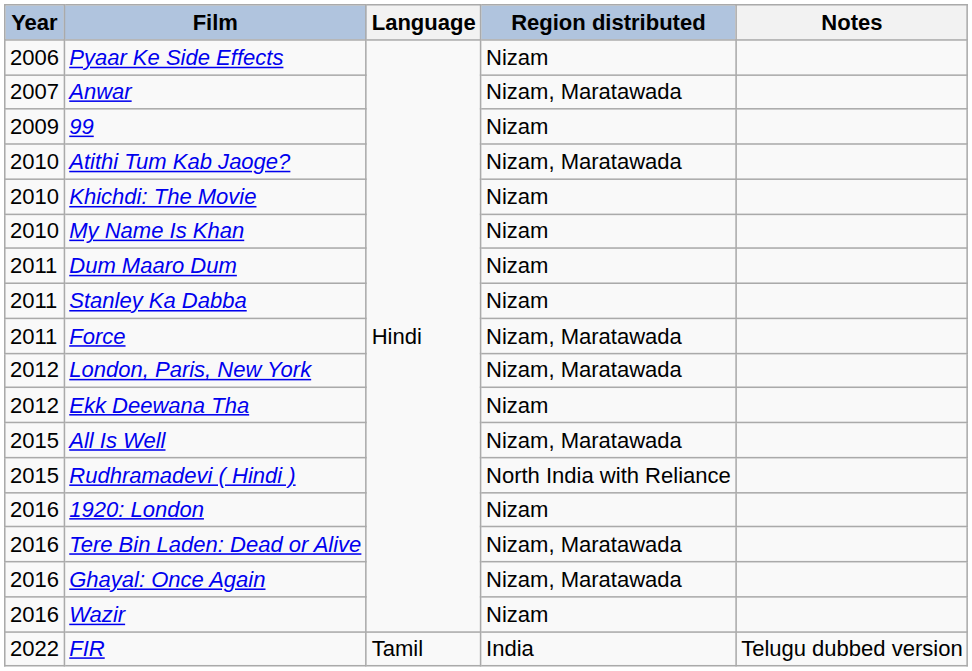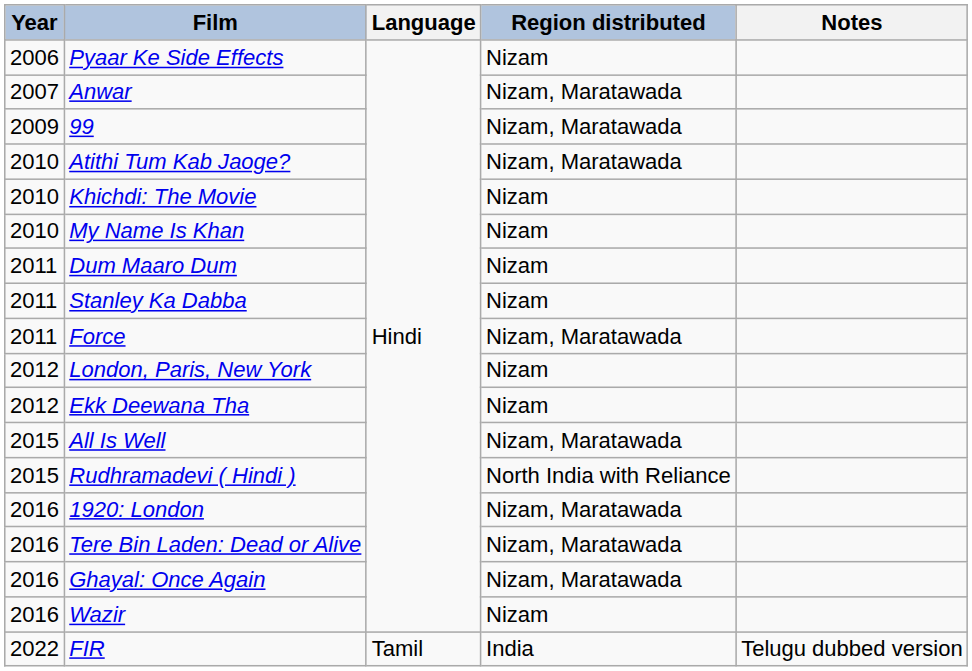(517, 127) Nizam -> (584, 127) Nizam, Maratawada
(584, 371) Nizam, Maratawada -> (517, 371) Nizam
(517, 510) Nizam -> (584, 510) Nizam, Maratawada
